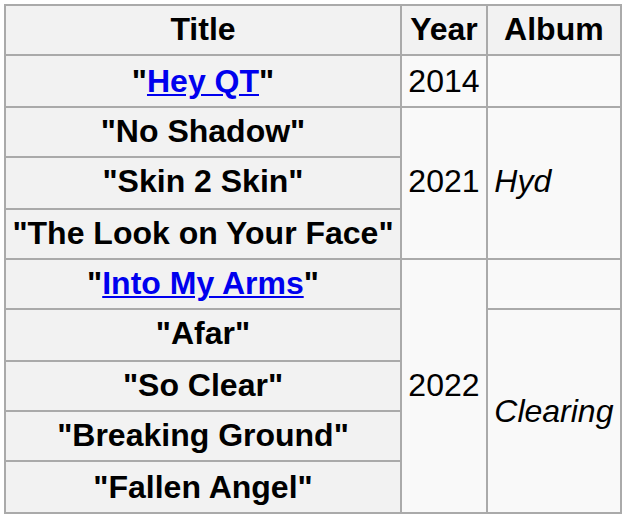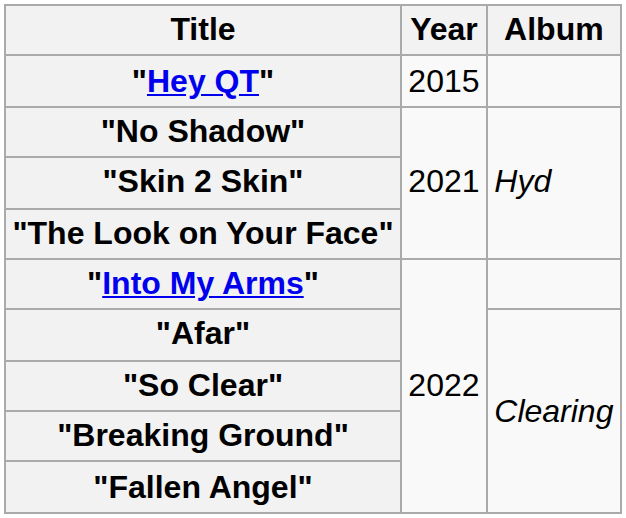(444, 80) 2014 -> (444, 80) 2015
